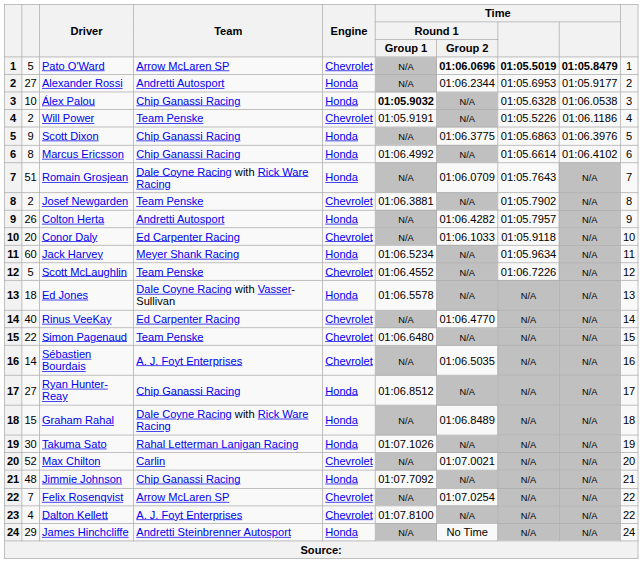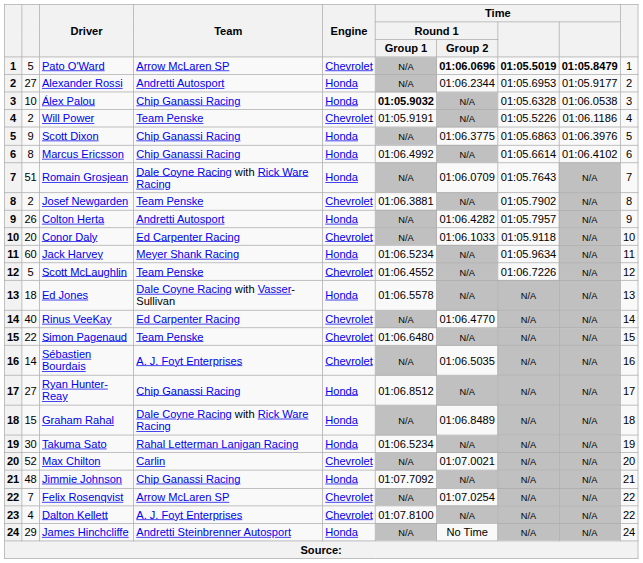(406, 444) 01:07.1026 -> (406, 444) 01:06.5234
